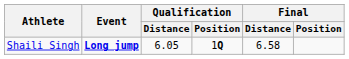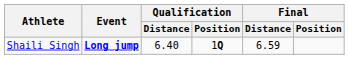(167, 45) 6.05 -> (167, 45) 6.40
(268, 45) 6.58 -> (268, 45) 6.59
